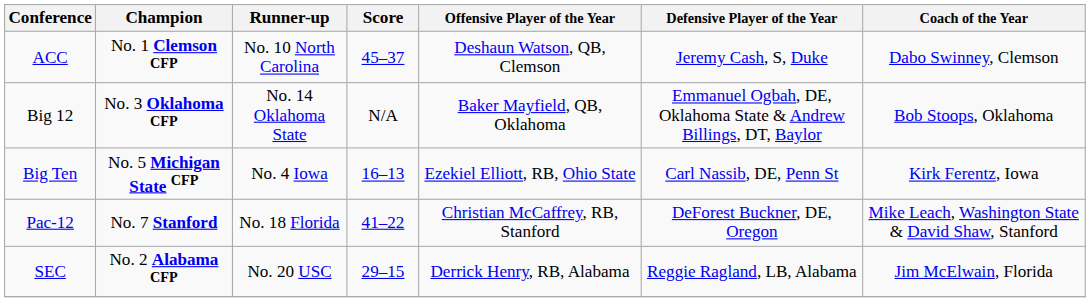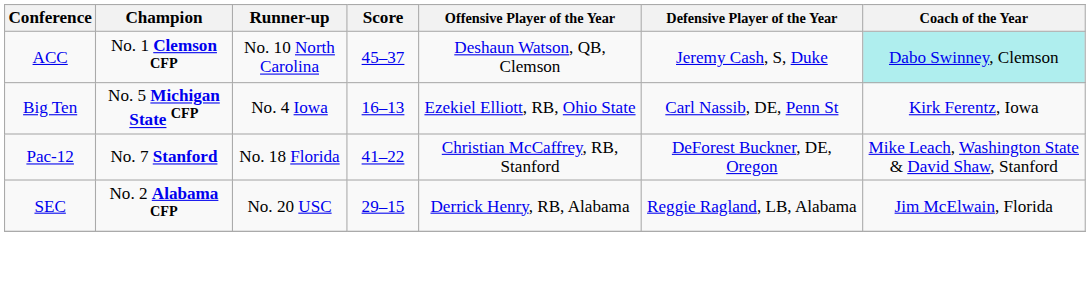(974, 57) no background -> (974, 57) paleturquoise background
- row: (50, 115)
